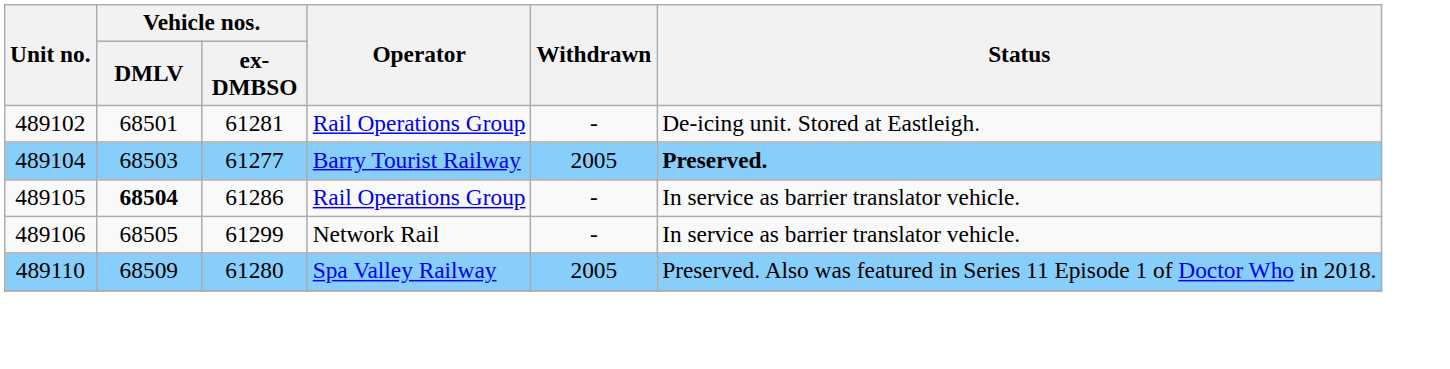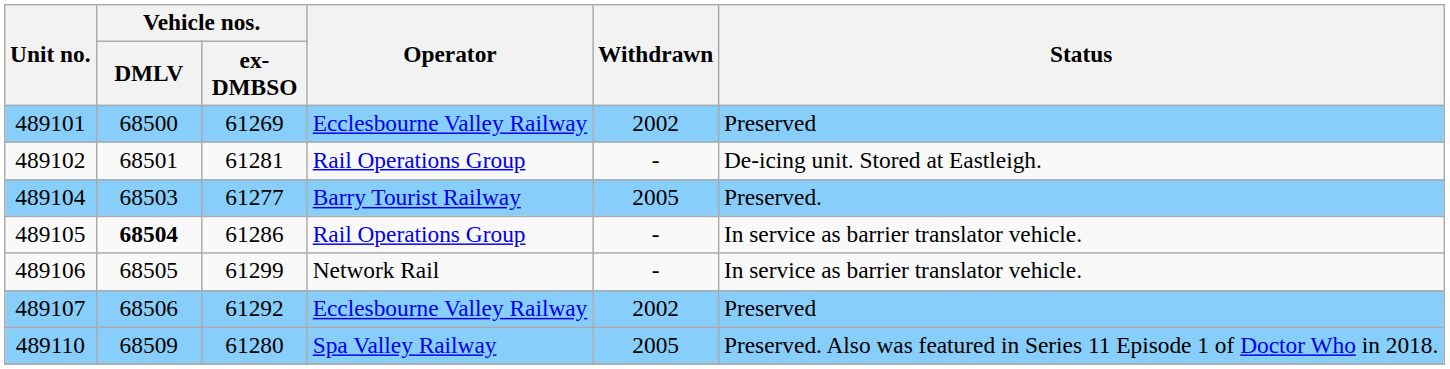+ row: (50, 123)
(715, 160) bold -> (773, 197) normal
+ row: (50, 308)
